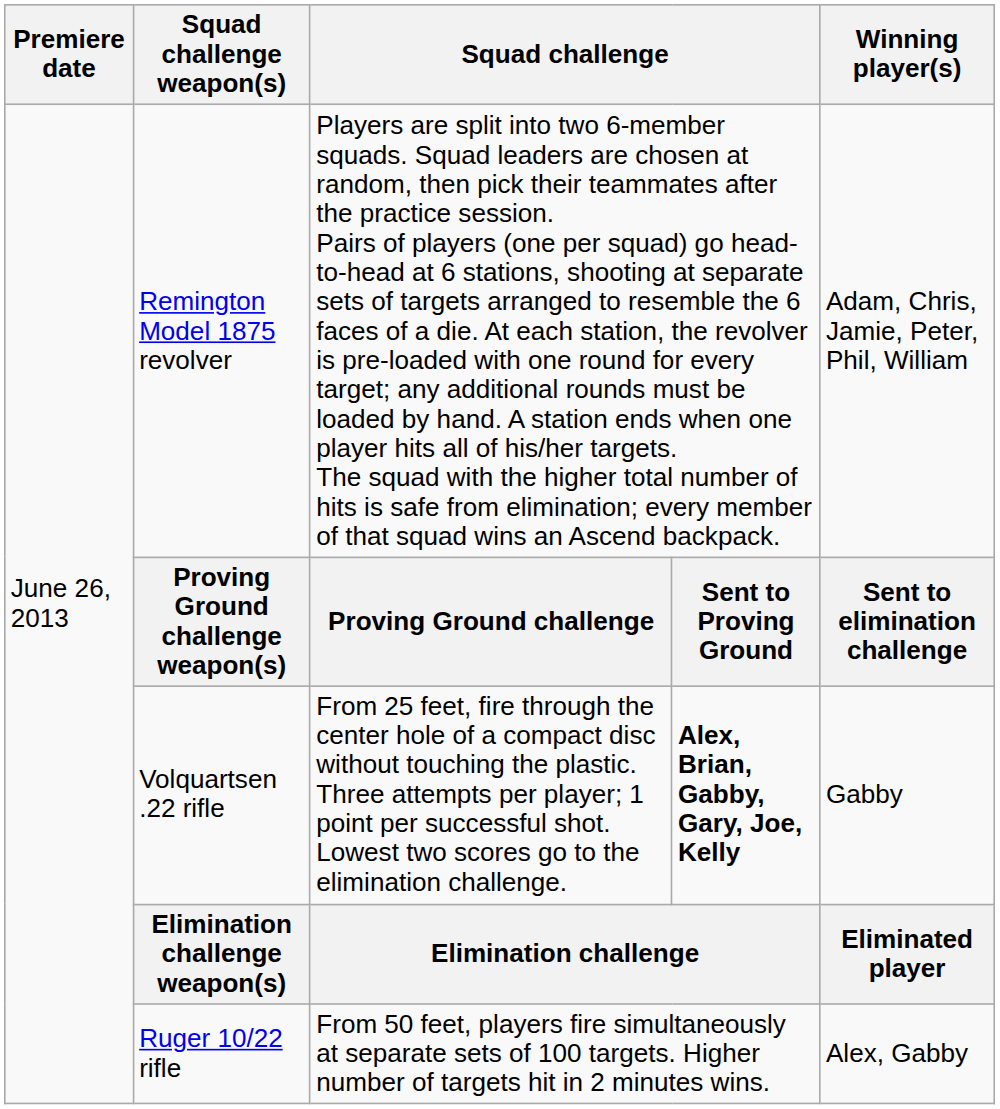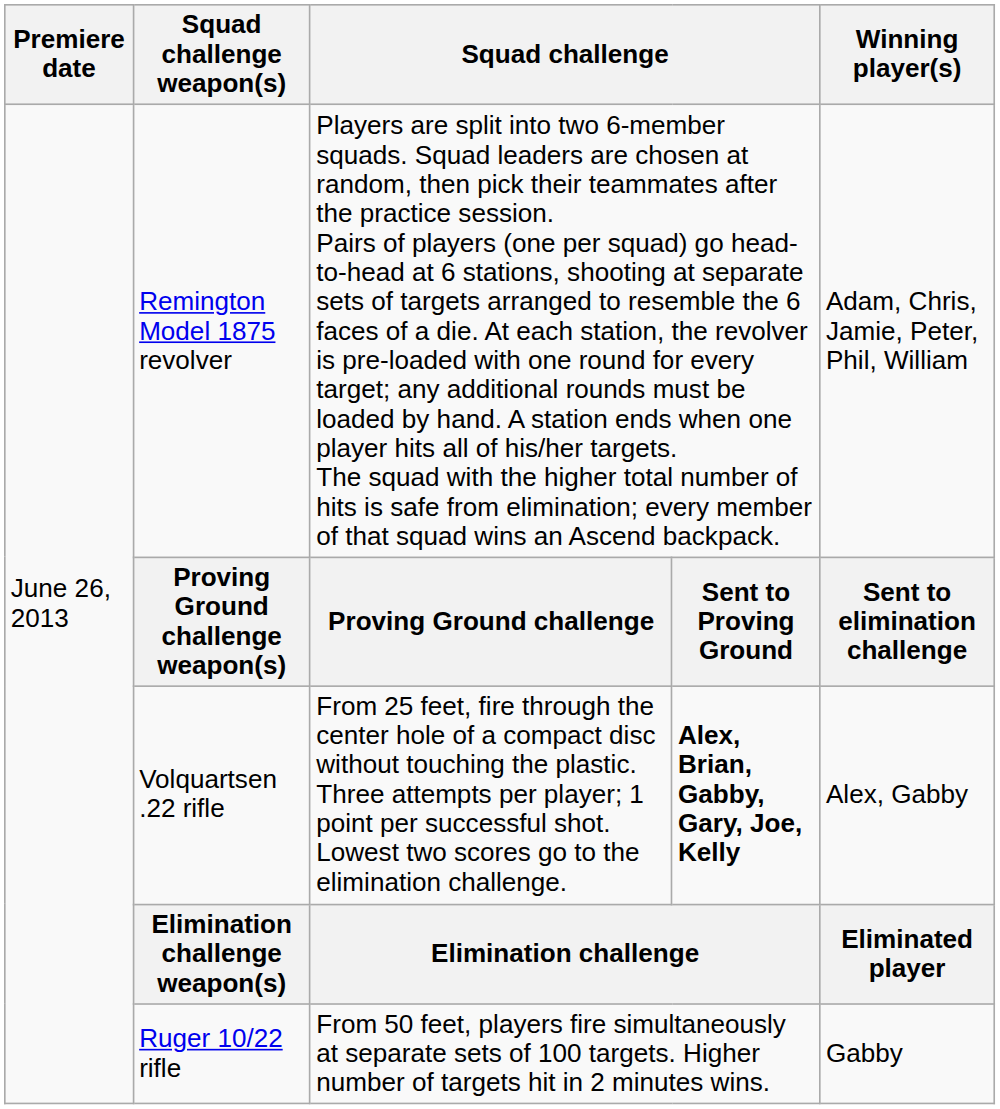(864, 794) Gabby -> (897, 794) Alex, Gabby
(897, 1053) Alex, Gabby -> (864, 1053) Gabby
